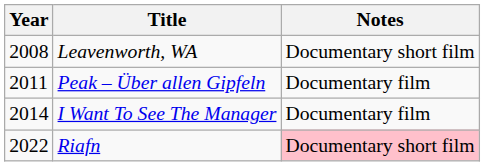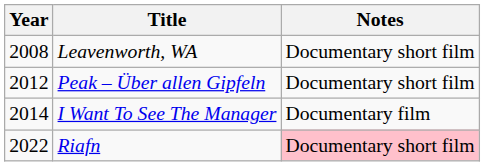(28, 82) 2011 -> (29, 82) 2012
(358, 82) Documentary film -> (380, 82) Documentary short film
